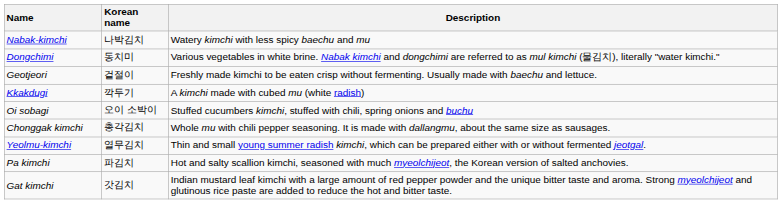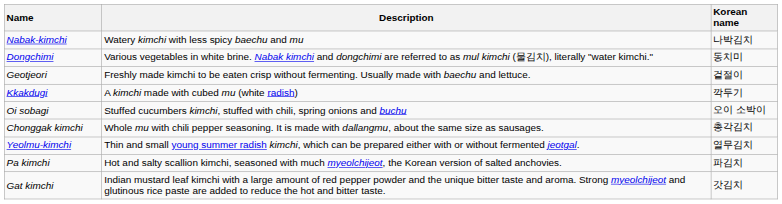columns swapped: (121, 17) <-> (473, 17)
